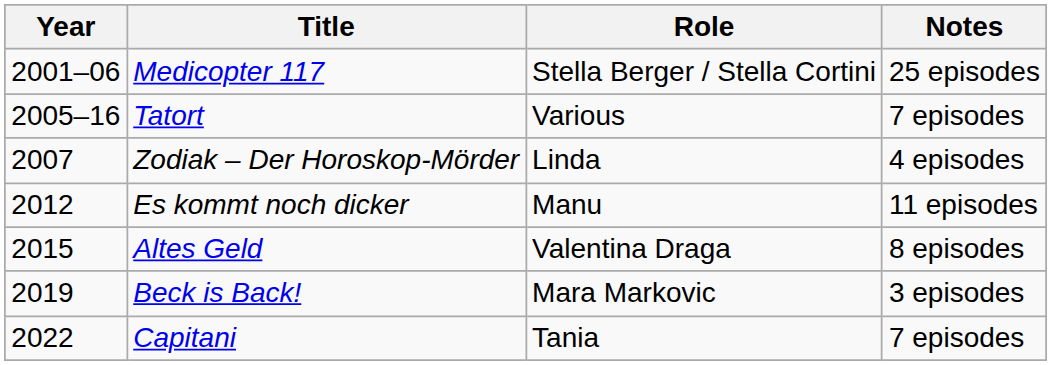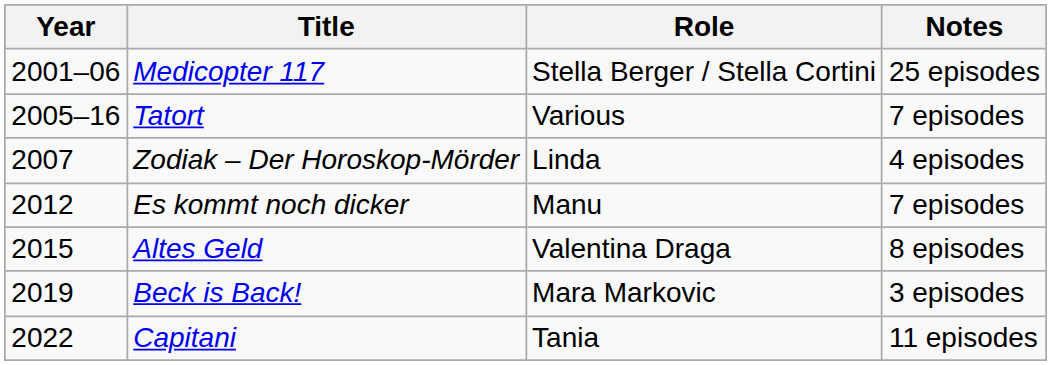(963, 204) 11 episodes -> (957, 204) 7 episodes
(957, 337) 7 episodes -> (963, 337) 11 episodes
